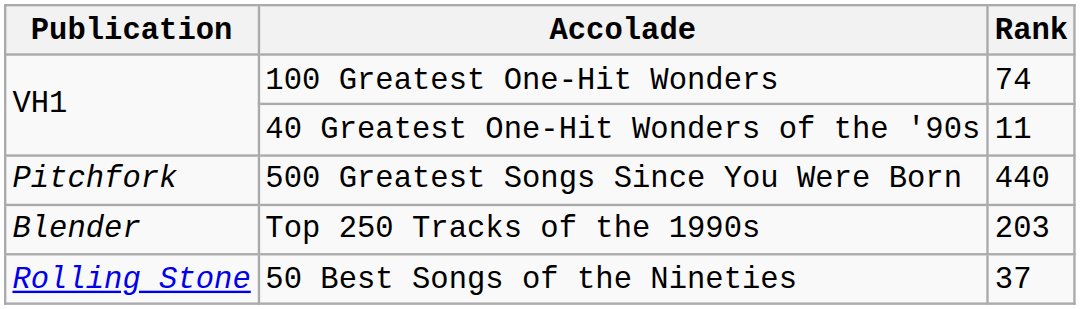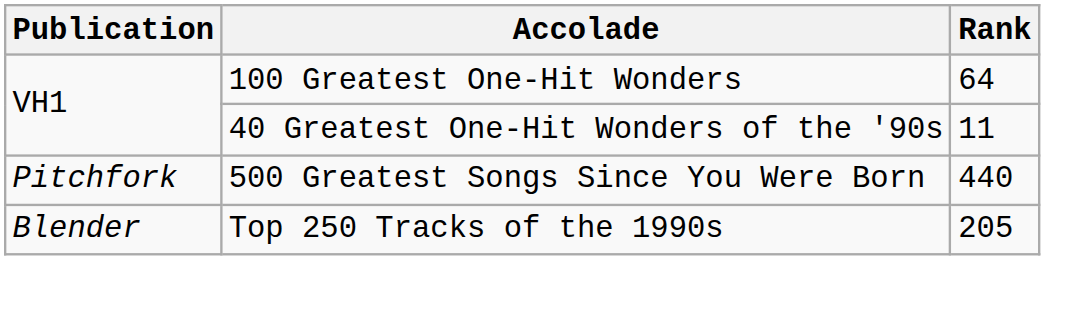(1013, 80) 74 -> (977, 80) 64
(1022, 229) 203 -> (986, 229) 205
- row: (531, 279)
